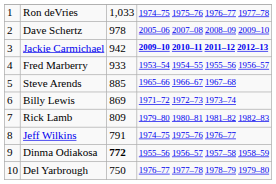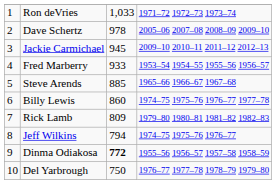(204, 13) 1974–75 1975–76 1976–77 1977–78 -> (187, 13) 1971–72 1972–73 1973–74
(118, 48) 942 -> (118, 48) 945
(203, 48) bold -> (204, 48) normal
(118, 100) 869 -> (118, 100) 860
(187, 100) 1971–72 1972–73 1973–74 -> (204, 100) 1974–75 1975–76 1976–77 1977–78
(118, 135) 791 -> (118, 135) 794
